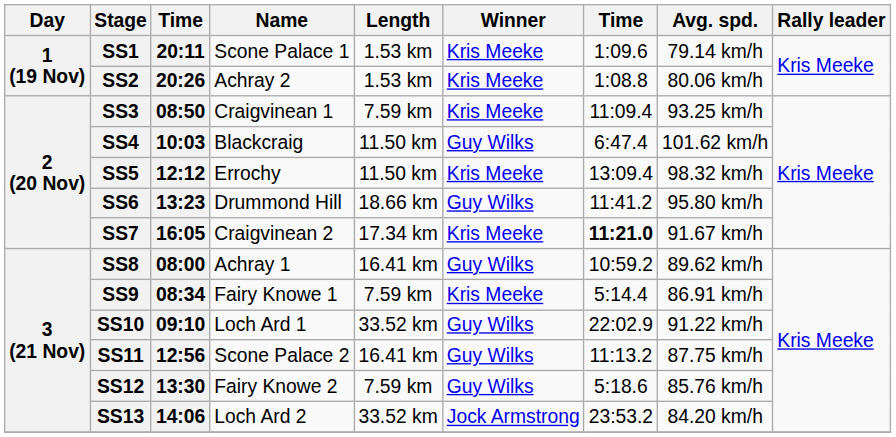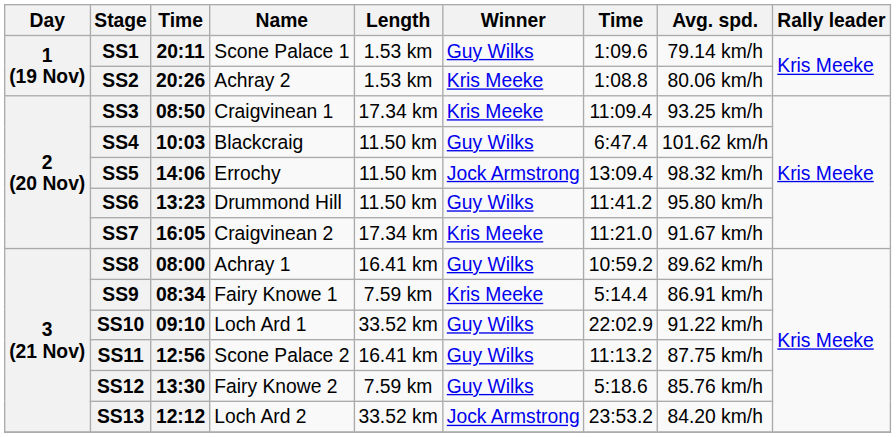(495, 51) Kris Meeke -> (490, 51) Guy Wilks
(398, 112) 7.59 km -> (398, 112) 17.34 km
(181, 173) 12:12 -> (181, 173) 14:06
(495, 173) Kris Meeke -> (513, 173) Jock Armstrong
(398, 203) 18.66 km -> (398, 203) 11.50 km
(621, 234) bold -> (621, 234) normal
(181, 417) 14:06 -> (181, 417) 12:12
